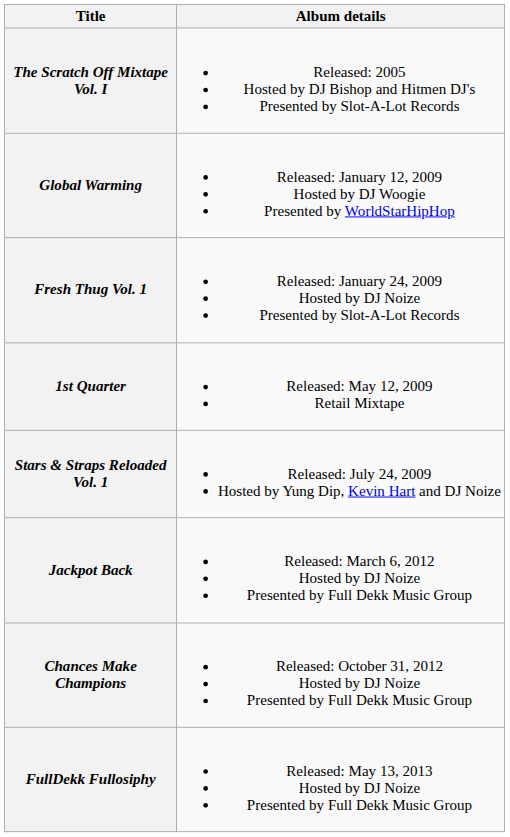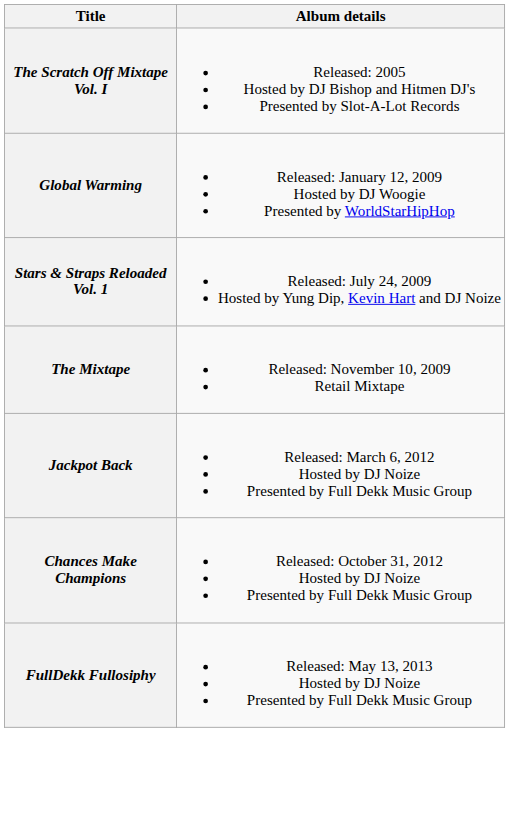- row: (91, 290)
- row: (91, 386)
+ row: (91, 369)
